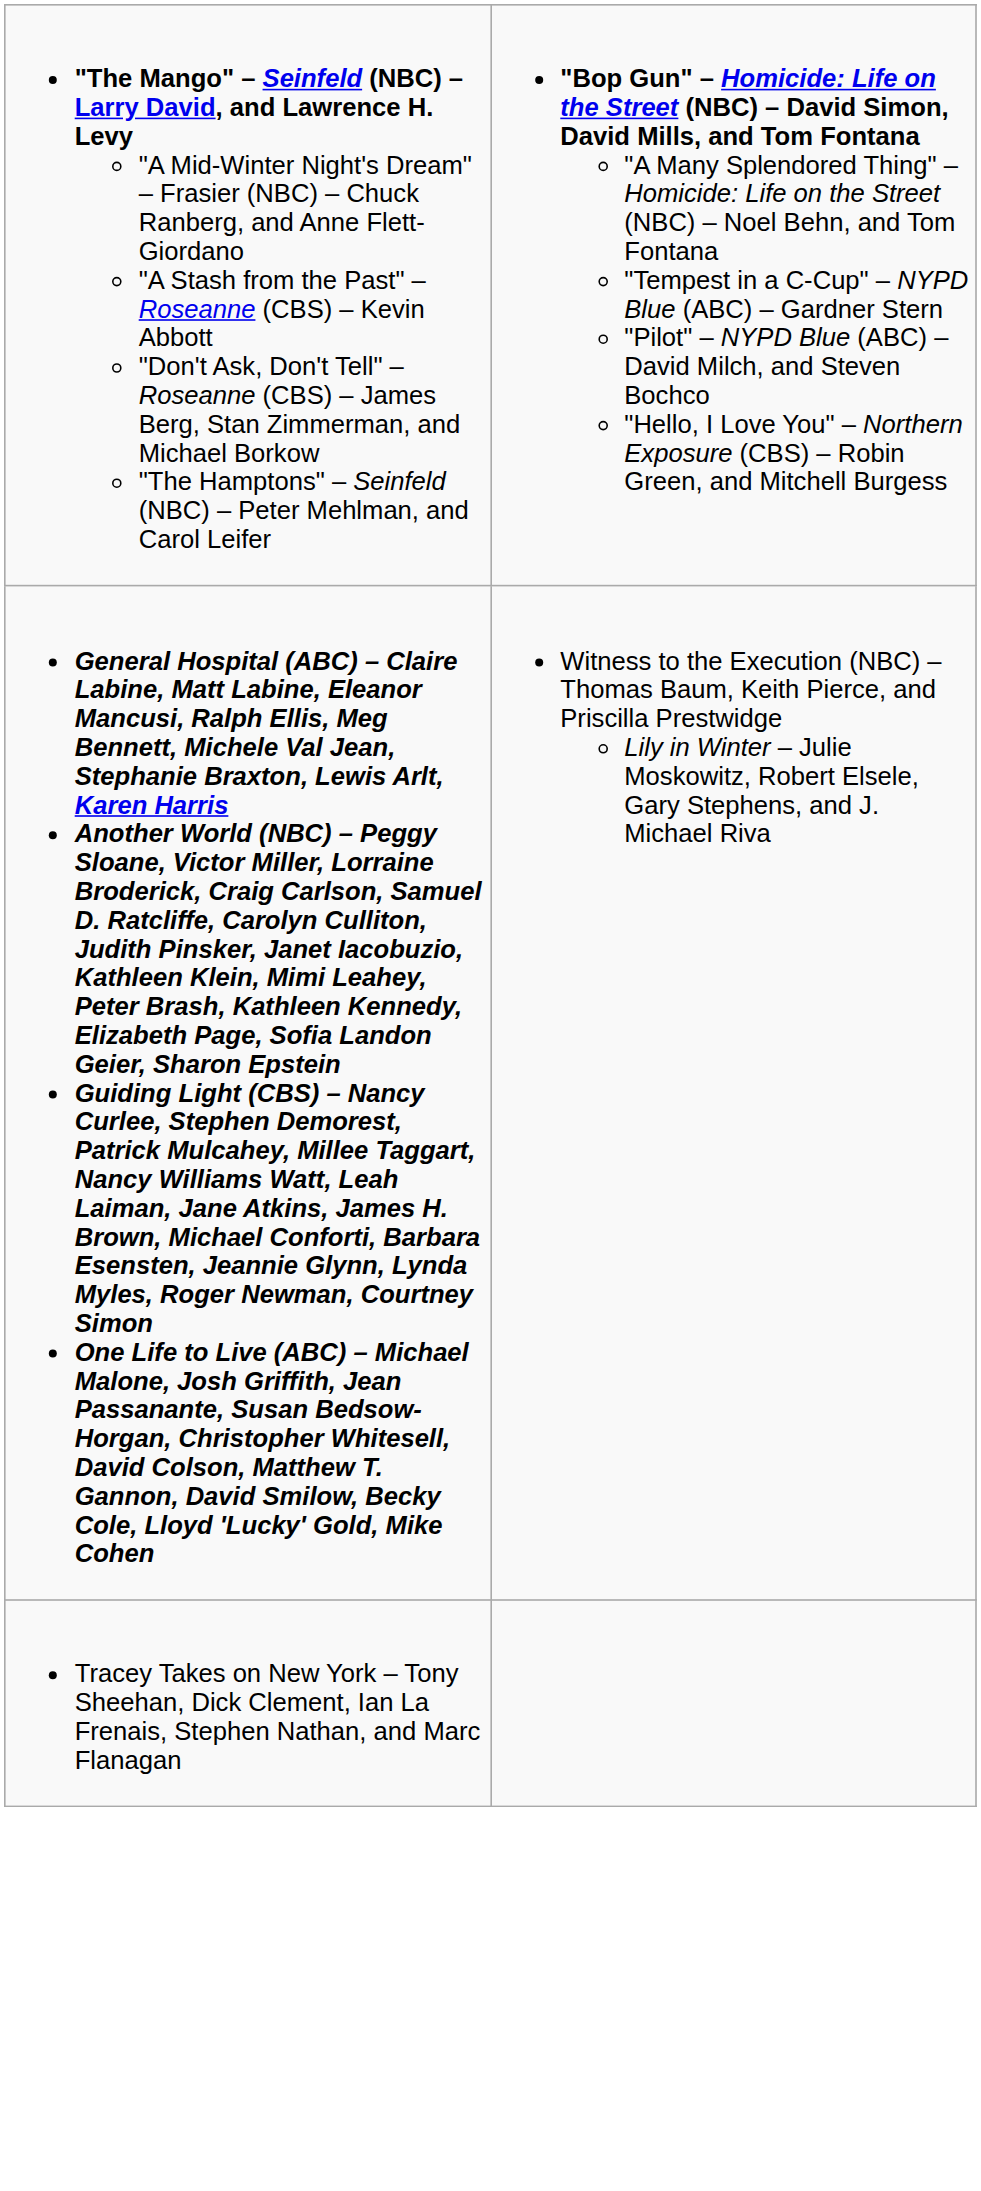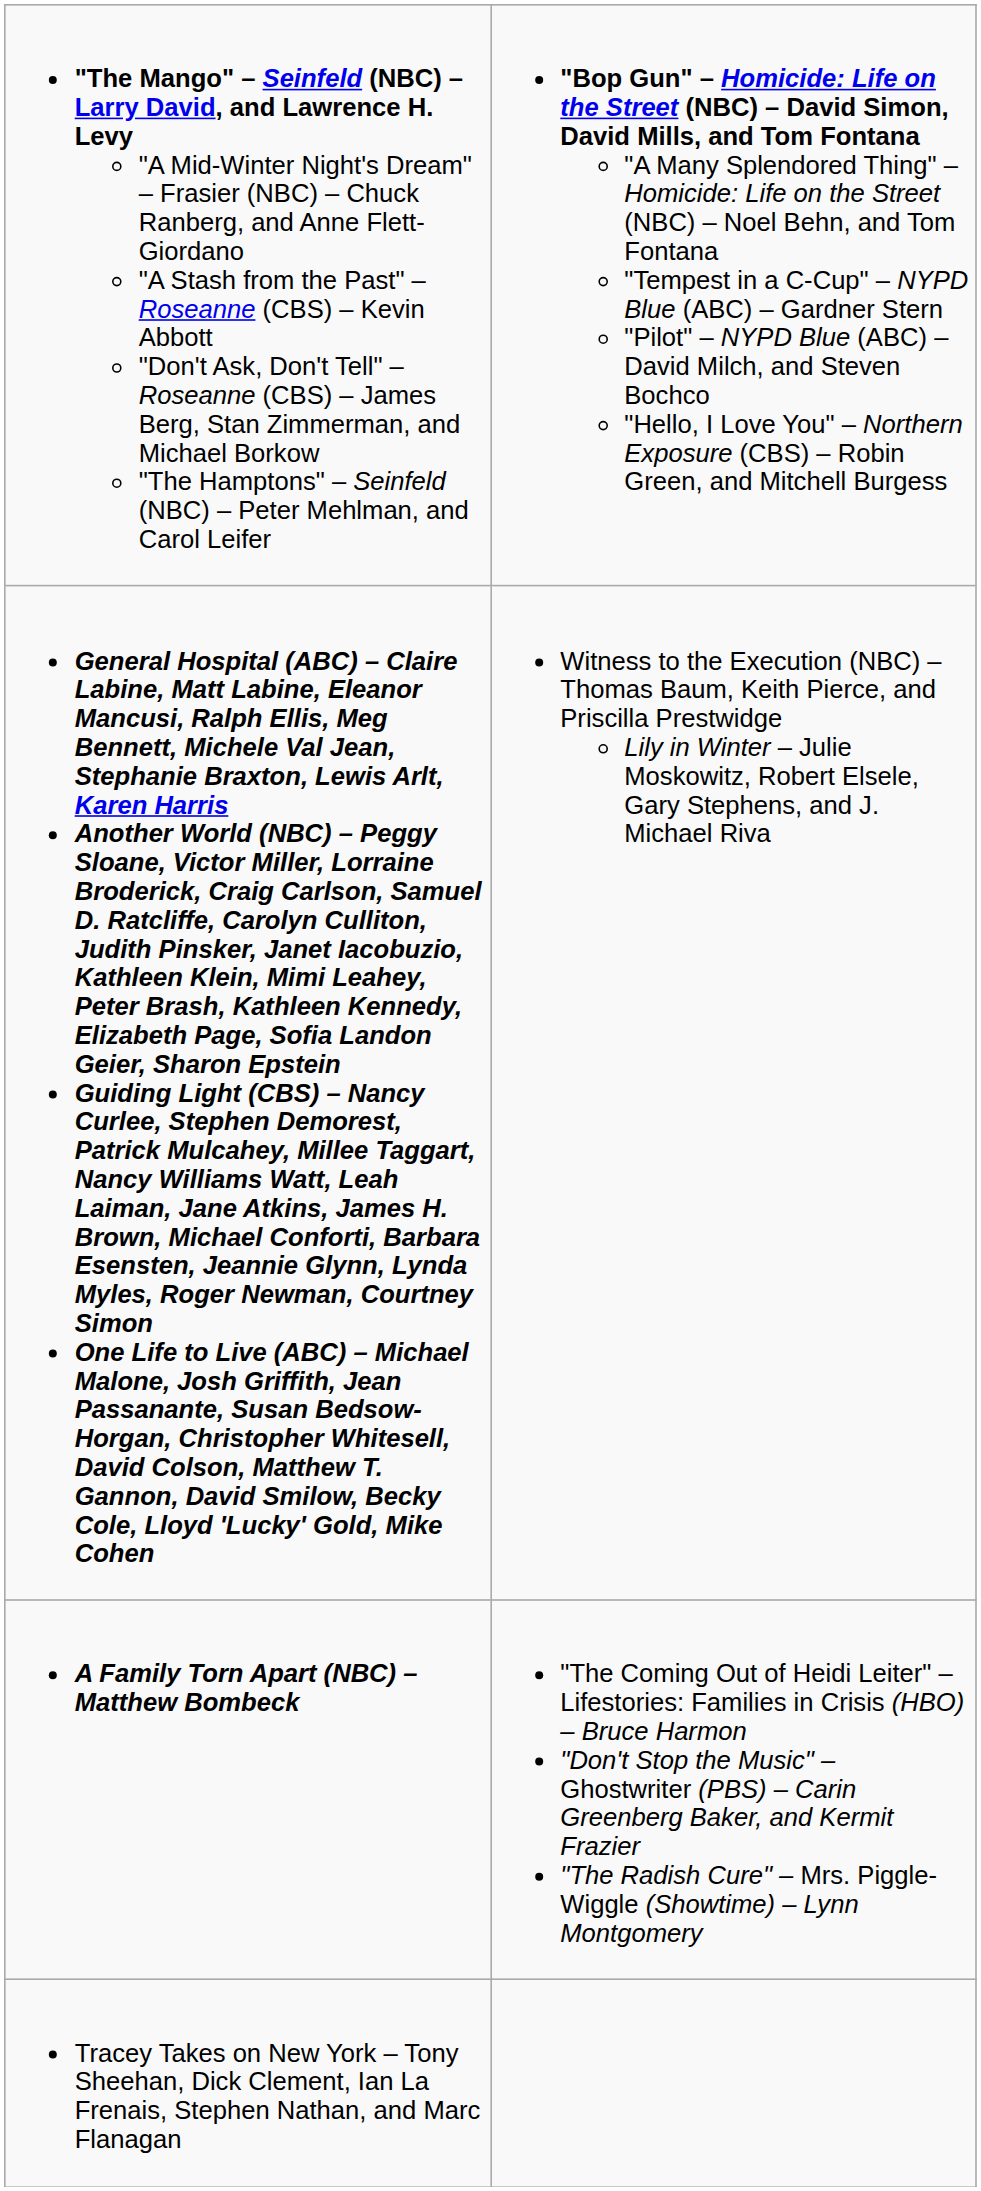+ row: (248, 1689)
